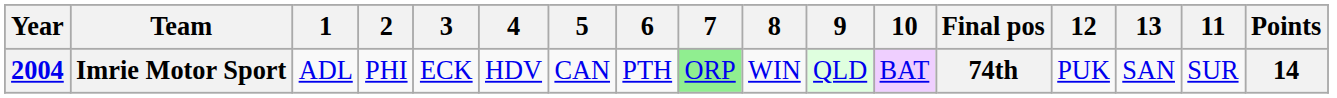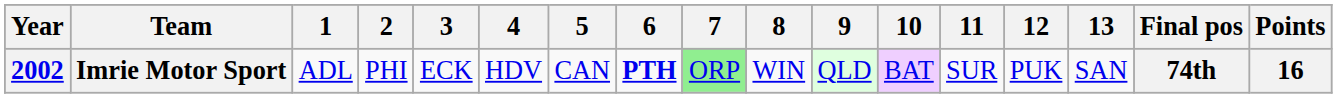columns swapped: (1213, 26) <-> (993, 26)
(37, 70) 2004 -> (37, 70) 2002
(647, 70) normal -> (649, 70) bold
(1286, 70) 14 -> (1290, 70) 16
